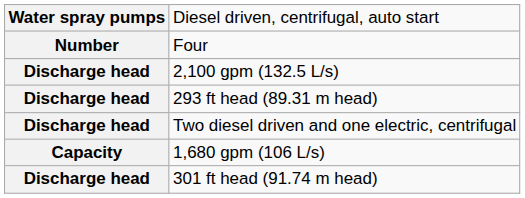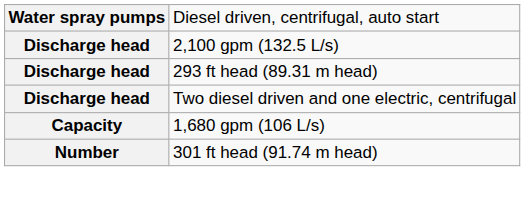- row: (190, 44)
(87, 179) Discharge head -> (87, 152) Number
